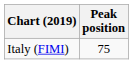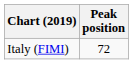(104, 48) 75 -> (104, 48) 72
